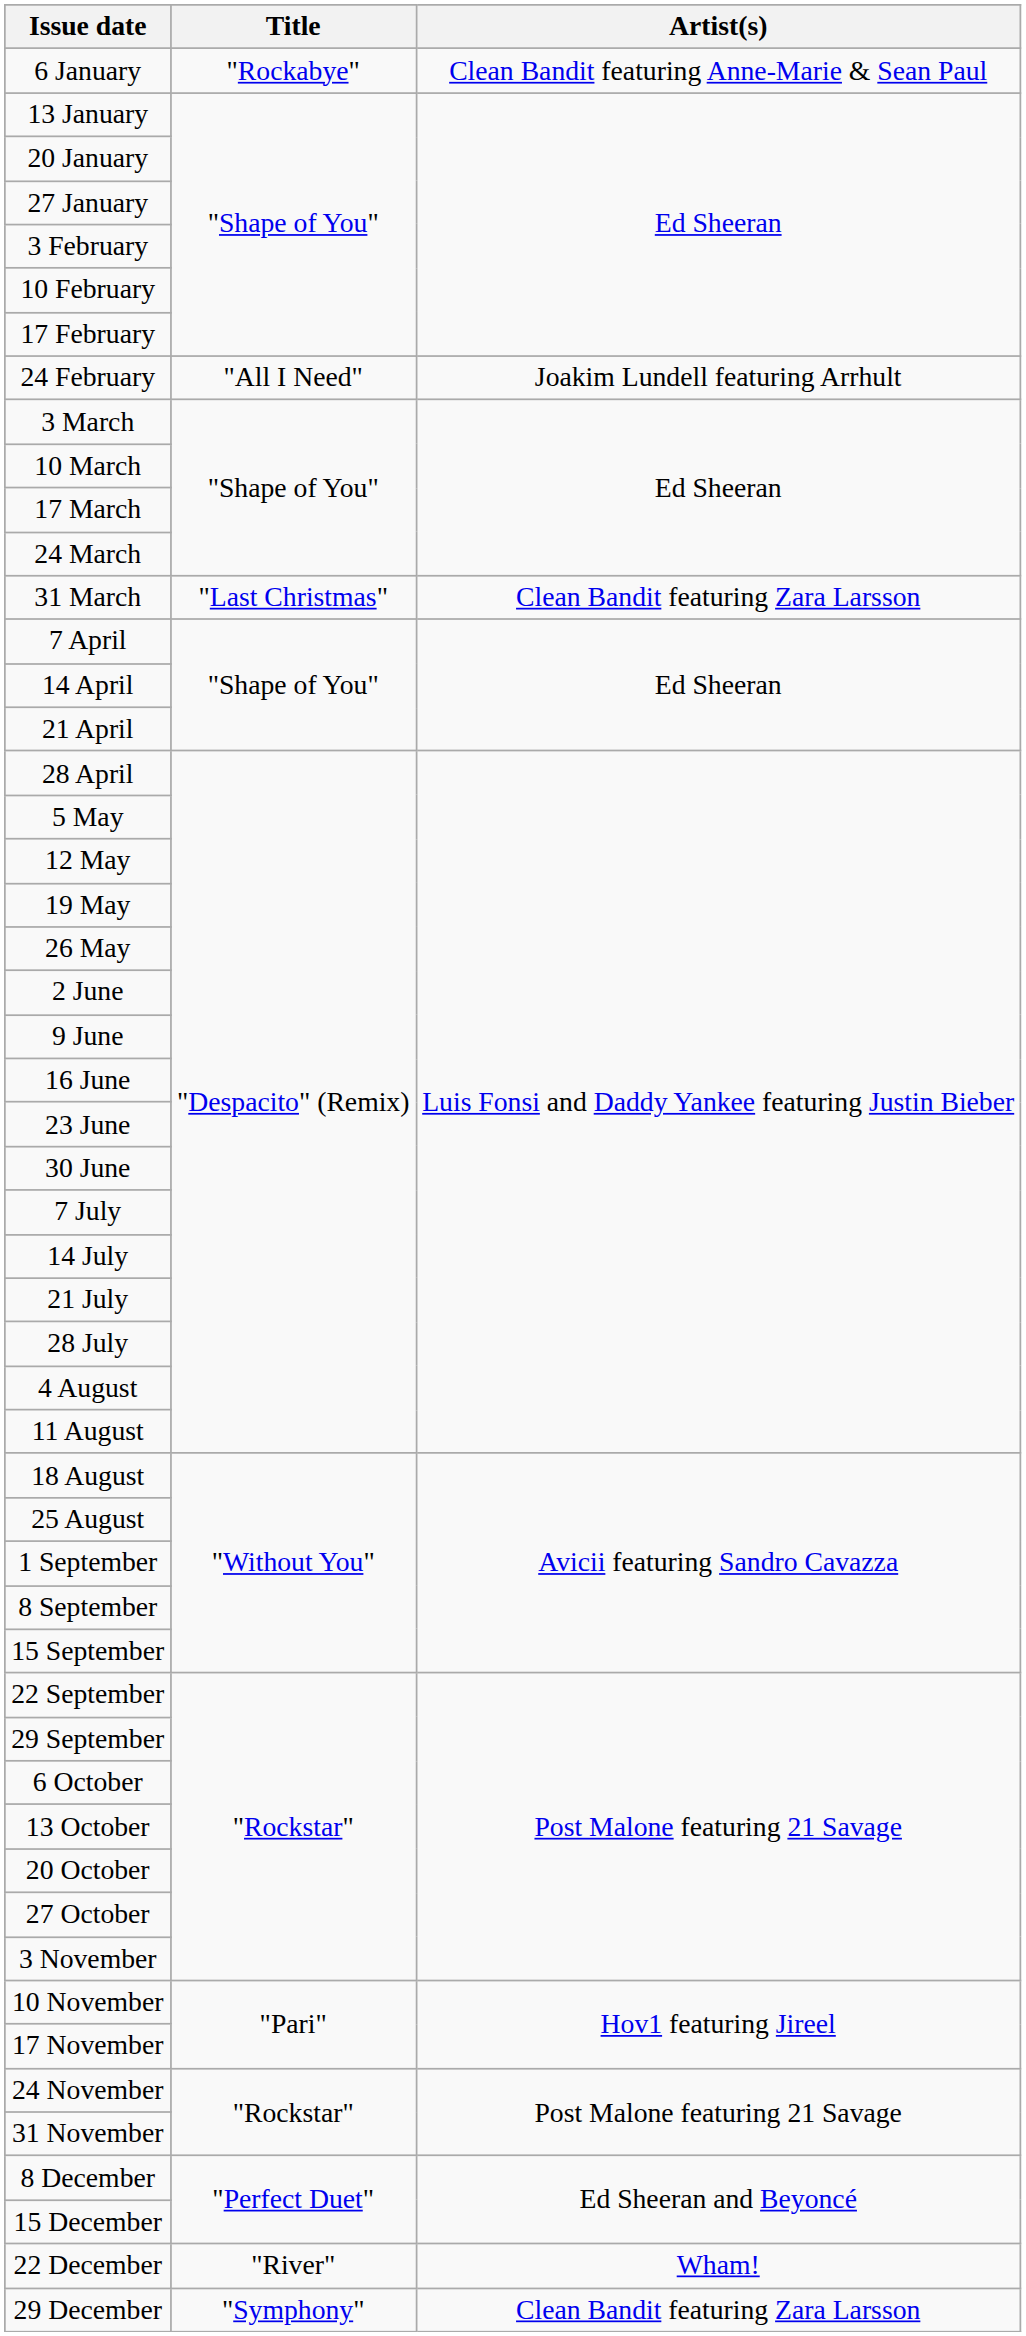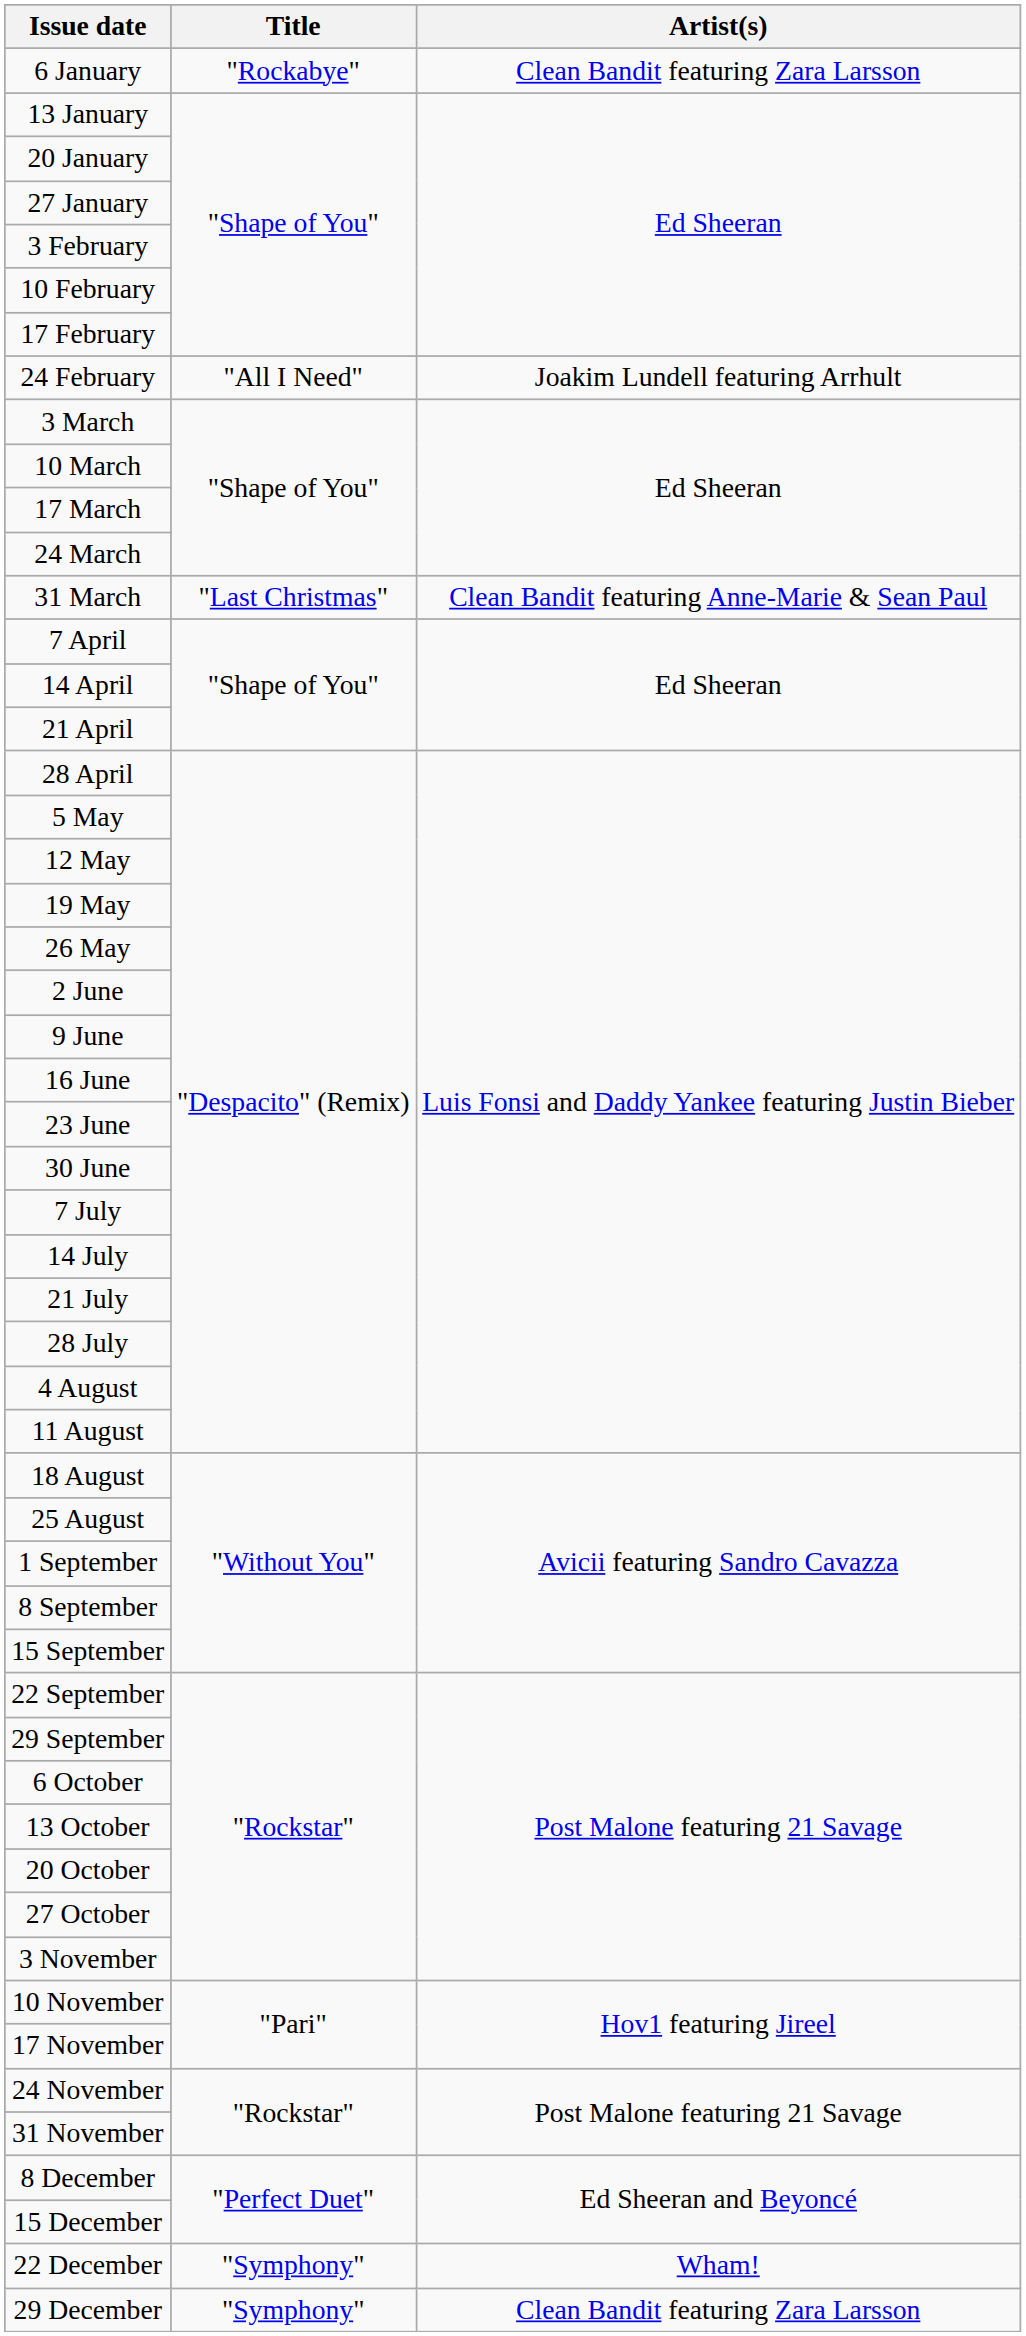(718, 70) Clean Bandit featuring Anne-Marie & Sean Paul -> (718, 70) Clean Bandit featuring Zara Larsson
(718, 597) Clean Bandit featuring Zara Larsson -> (718, 597) Clean Bandit featuring Anne-Marie & Sean Paul
(293, 2265) "River" -> (293, 2265) "Symphony"
